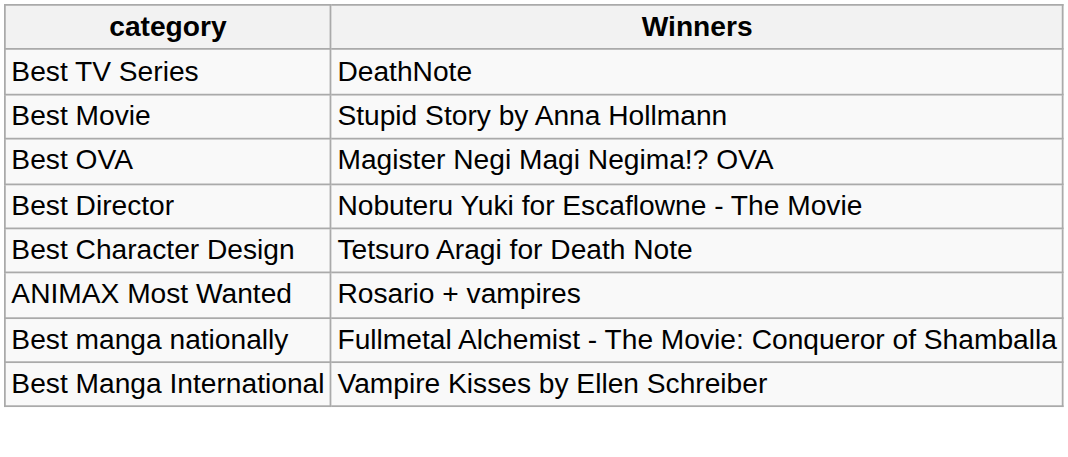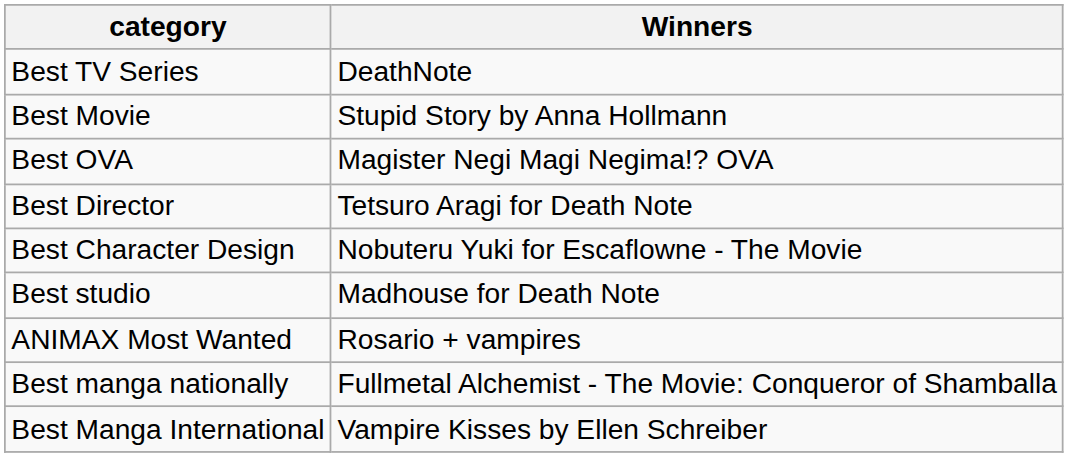(600, 205) Nobuteru Yuki for Escaflowne - The Movie -> (515, 205) Tetsuro Aragi for Death Note
(515, 250) Tetsuro Aragi for Death Note -> (600, 250) Nobuteru Yuki for Escaflowne - The Movie
+ row: (81, 294)
